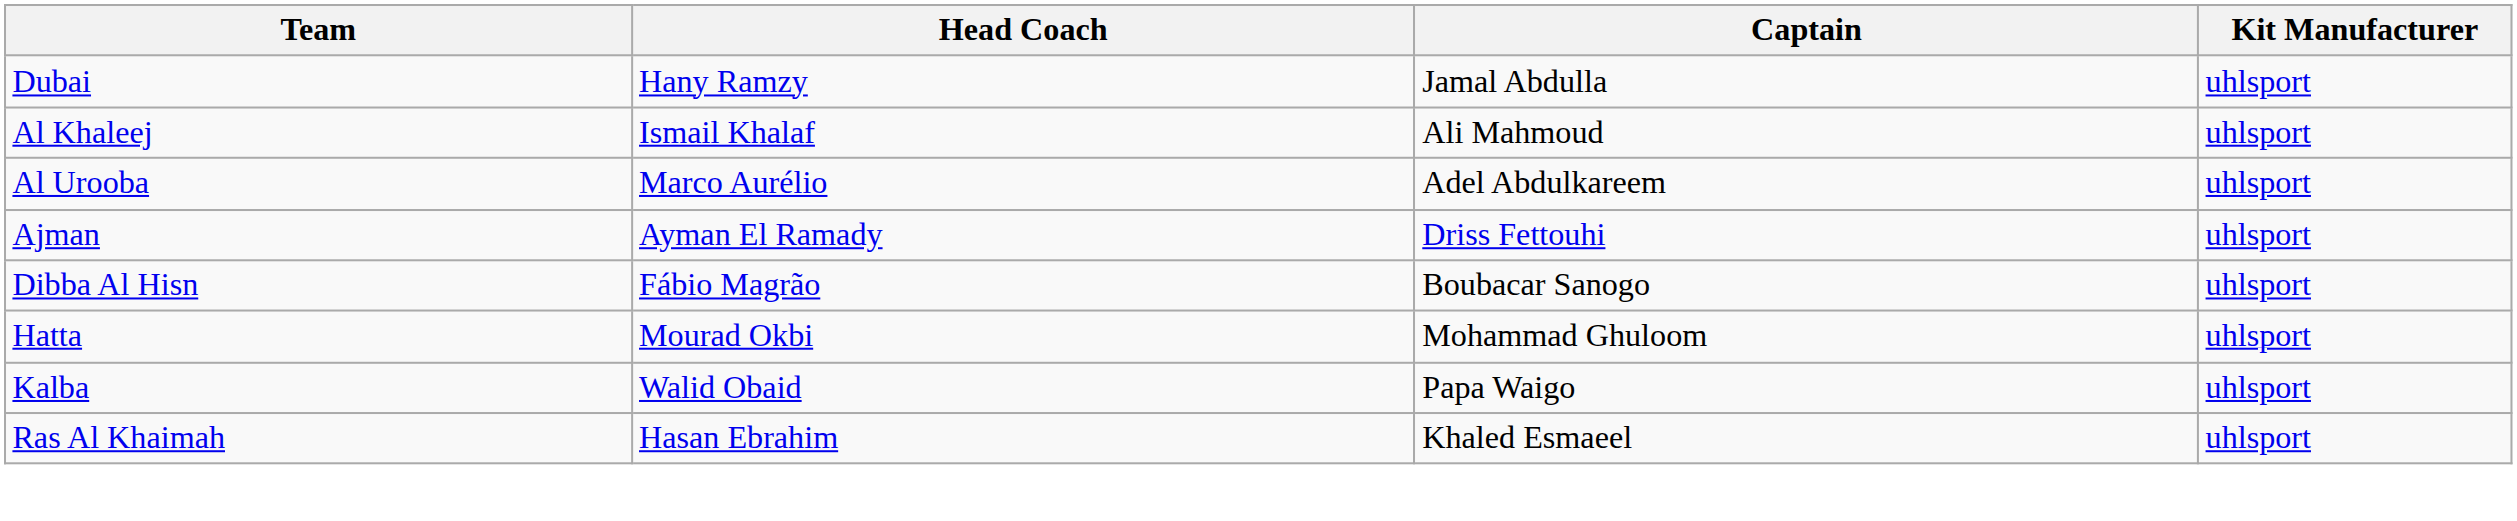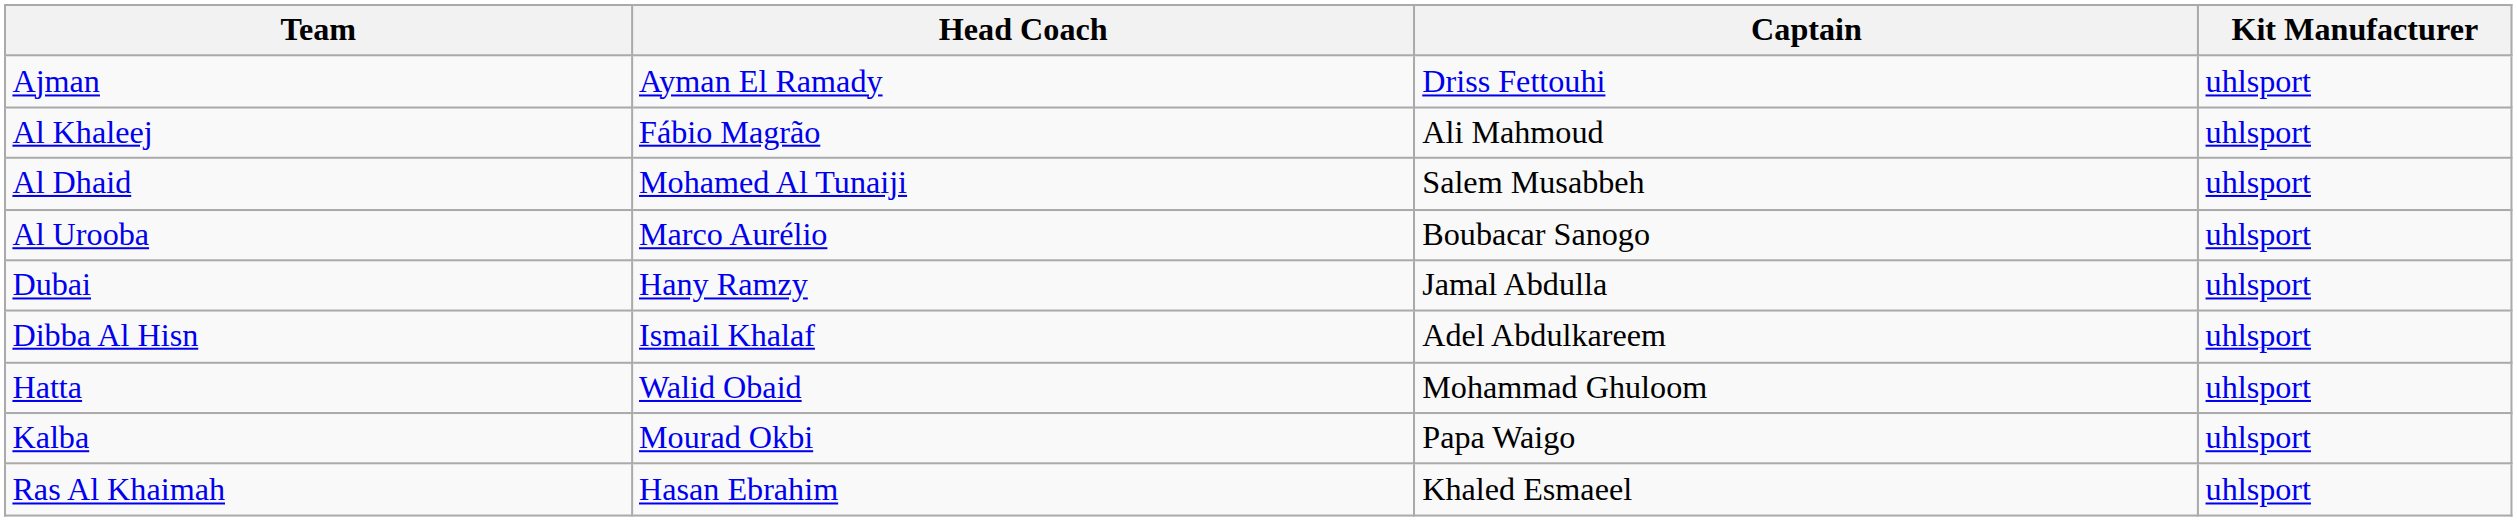rows swapped: (56, 234) <-> (52, 81)
(727, 132) Ismail Khalaf -> (730, 132) Fábio Magrão
+ row: (72, 183)
(1544, 183) Adel Abdulkareem -> (1536, 234) Boubacar Sanogo
(730, 285) Fábio Magrão -> (727, 336) Ismail Khalaf
(1536, 285) Boubacar Sanogo -> (1544, 336) Adel Abdulkareem
(726, 336) Mourad Okbi -> (720, 387) Walid Obaid
(720, 387) Walid Obaid -> (726, 438) Mourad Okbi
